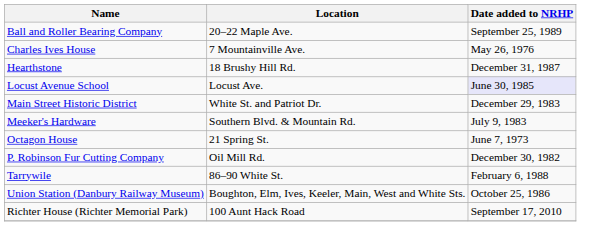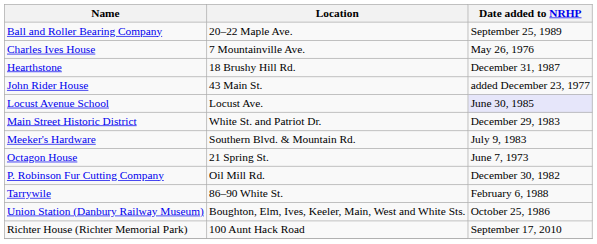+ row: (48, 85)
